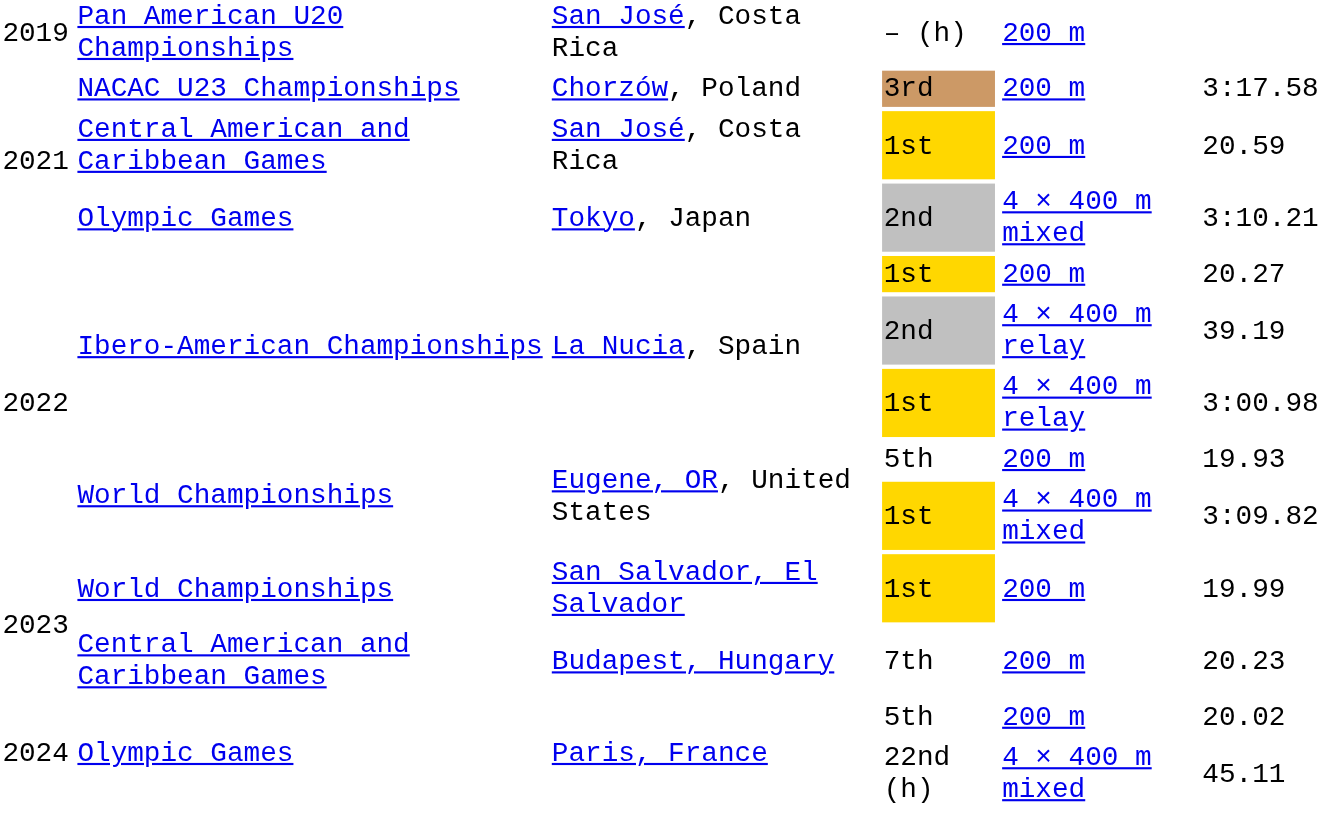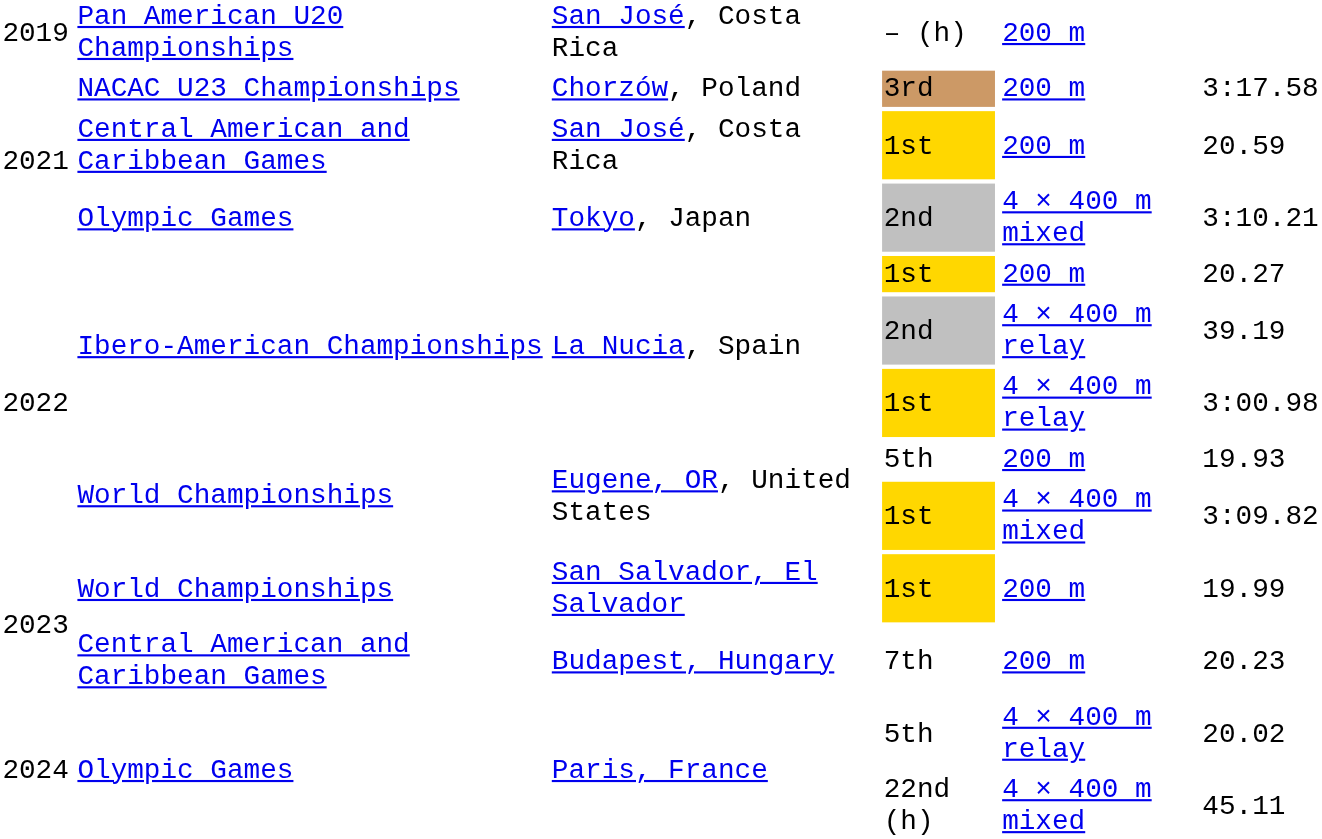(1044, 717) 200 m -> (1077, 733) 4 × 400 m relay
